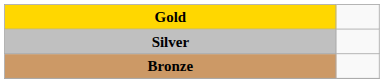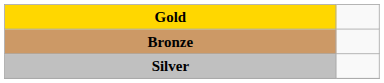rows swapped: (170, 41) <-> (170, 65)
